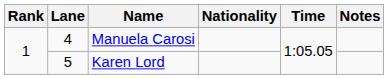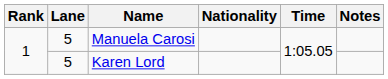(68, 39) 4 -> (68, 39) 5
